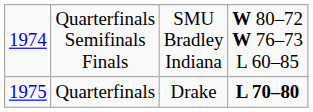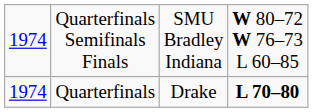(28, 91) 1975 -> (28, 91) 1974
